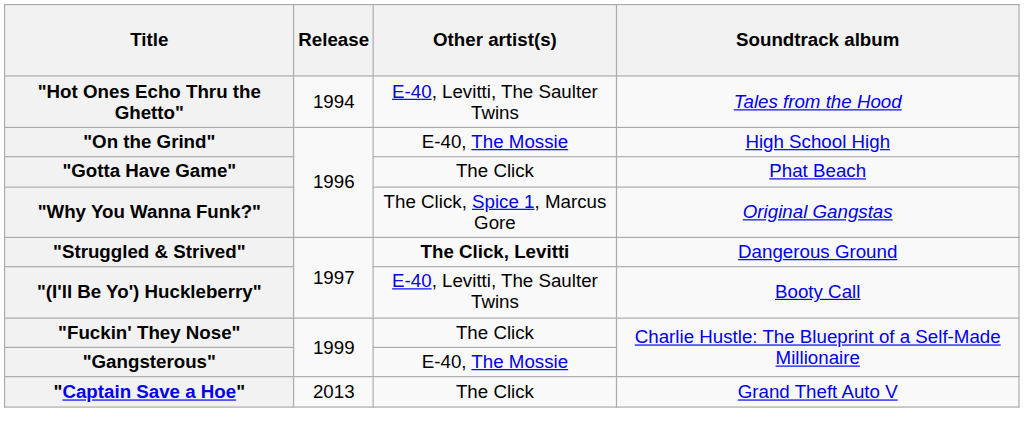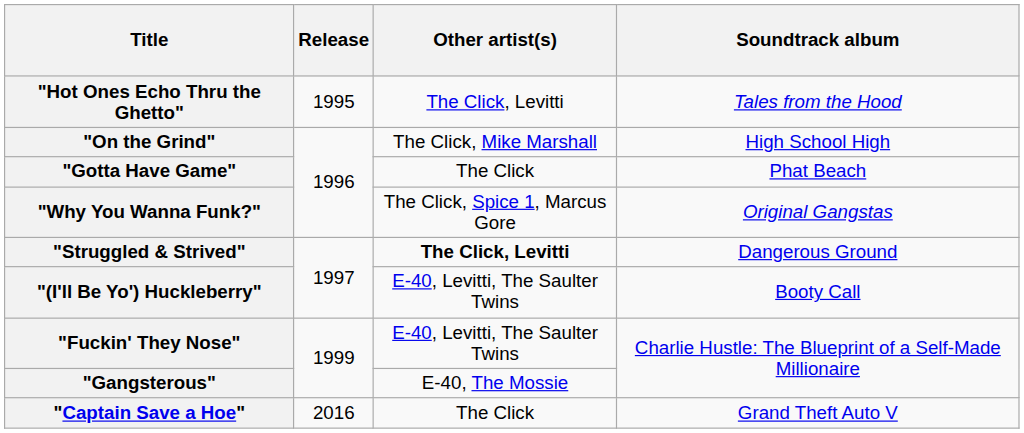(334, 101) 1994 -> (334, 101) 1995
(495, 101) E-40, Levitti, The Saulter Twins -> (495, 101) The Click, Levitti
(495, 141) E-40, The Mossie -> (495, 141) The Click, Mike Marshall
(495, 332) The Click -> (495, 342) E-40, Levitti, The Saulter Twins
(334, 391) 2013 -> (334, 412) 2016
